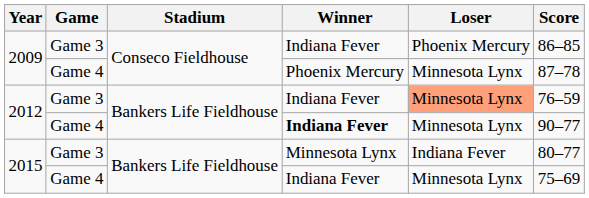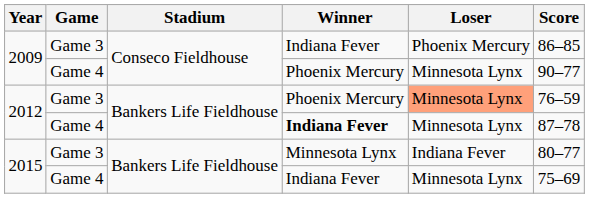(559, 71) 87–78 -> (559, 71) 90–77
(333, 98) Indiana Fever -> (345, 98) Phoenix Mercury
(559, 125) 90–77 -> (559, 125) 87–78
